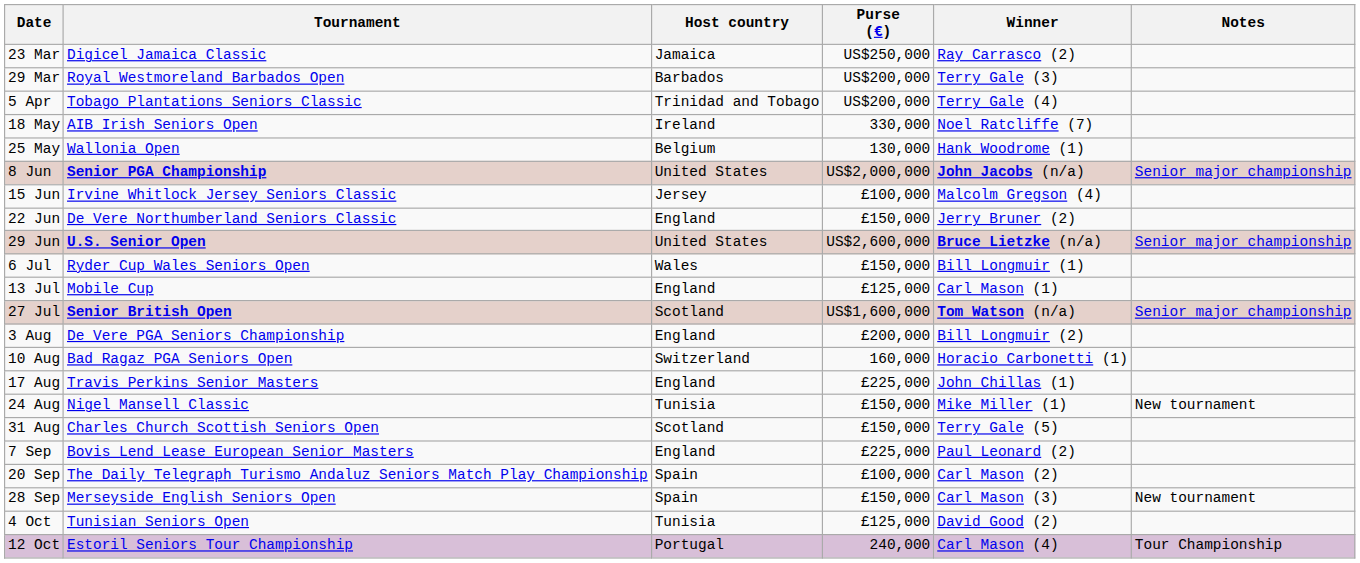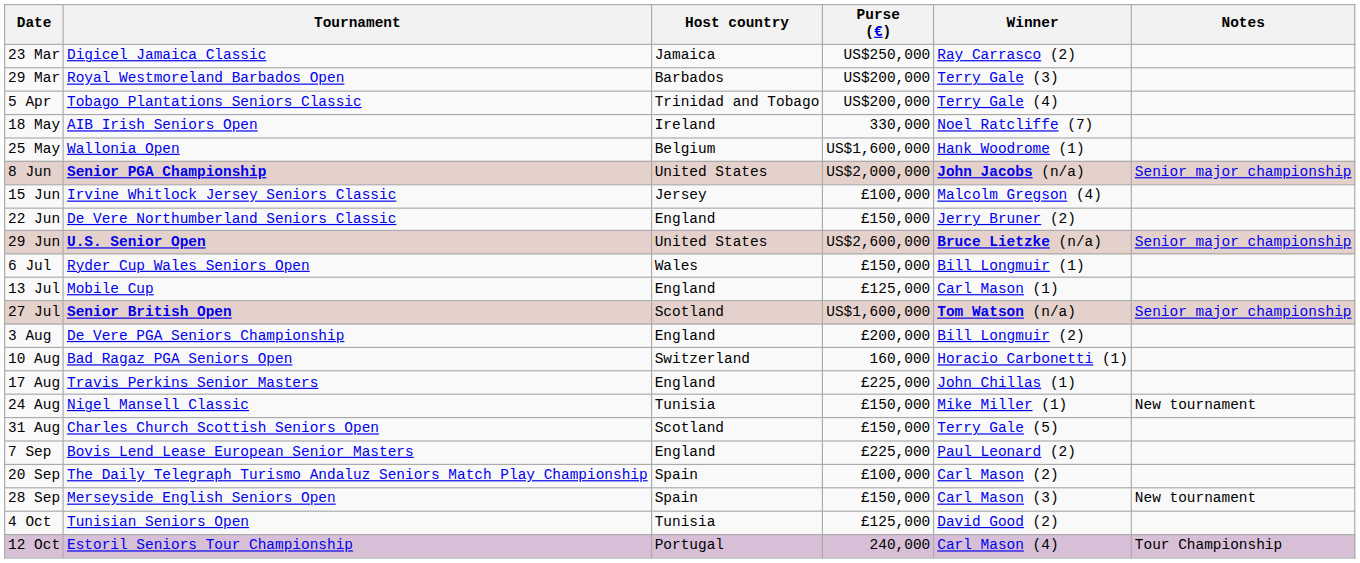(900, 150) 130,000 -> (878, 150) US$1,600,000
